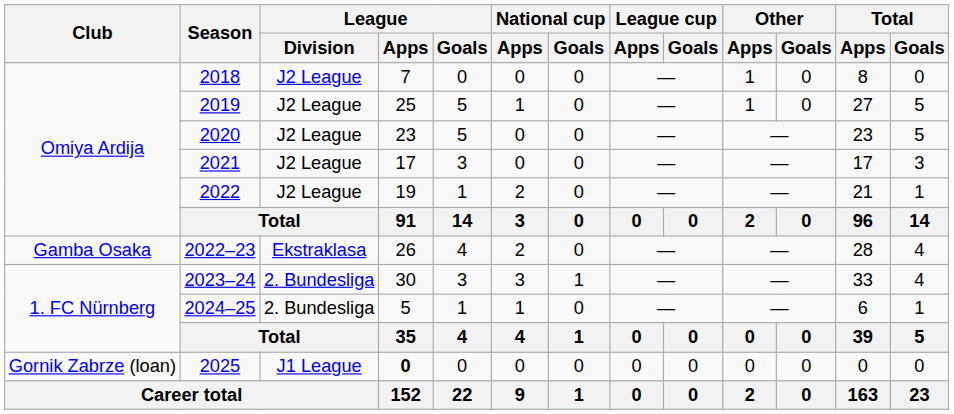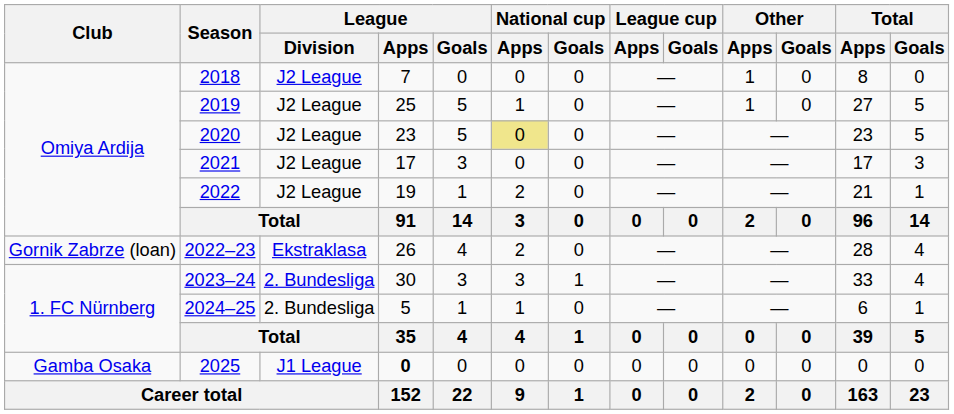(520, 134) no background -> (520, 134) khaki background
(92, 250) Gamba Osaka -> (92, 250) Gornik Zabrze (loan)
(92, 366) Gornik Zabrze (loan) -> (92, 366) Gamba Osaka
